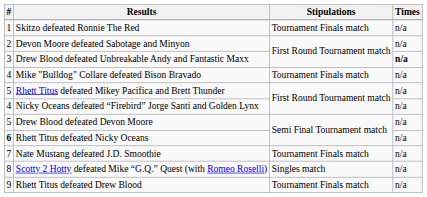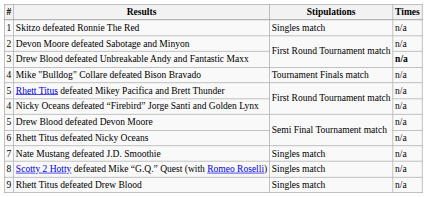(320, 27) Tournament Finals match -> (299, 27) Singles match
(9, 137) bold -> (9, 137) normal
(320, 153) Tournament Finals match -> (299, 153) Singles match
(320, 184) Tournament Finals match -> (299, 184) Singles match
